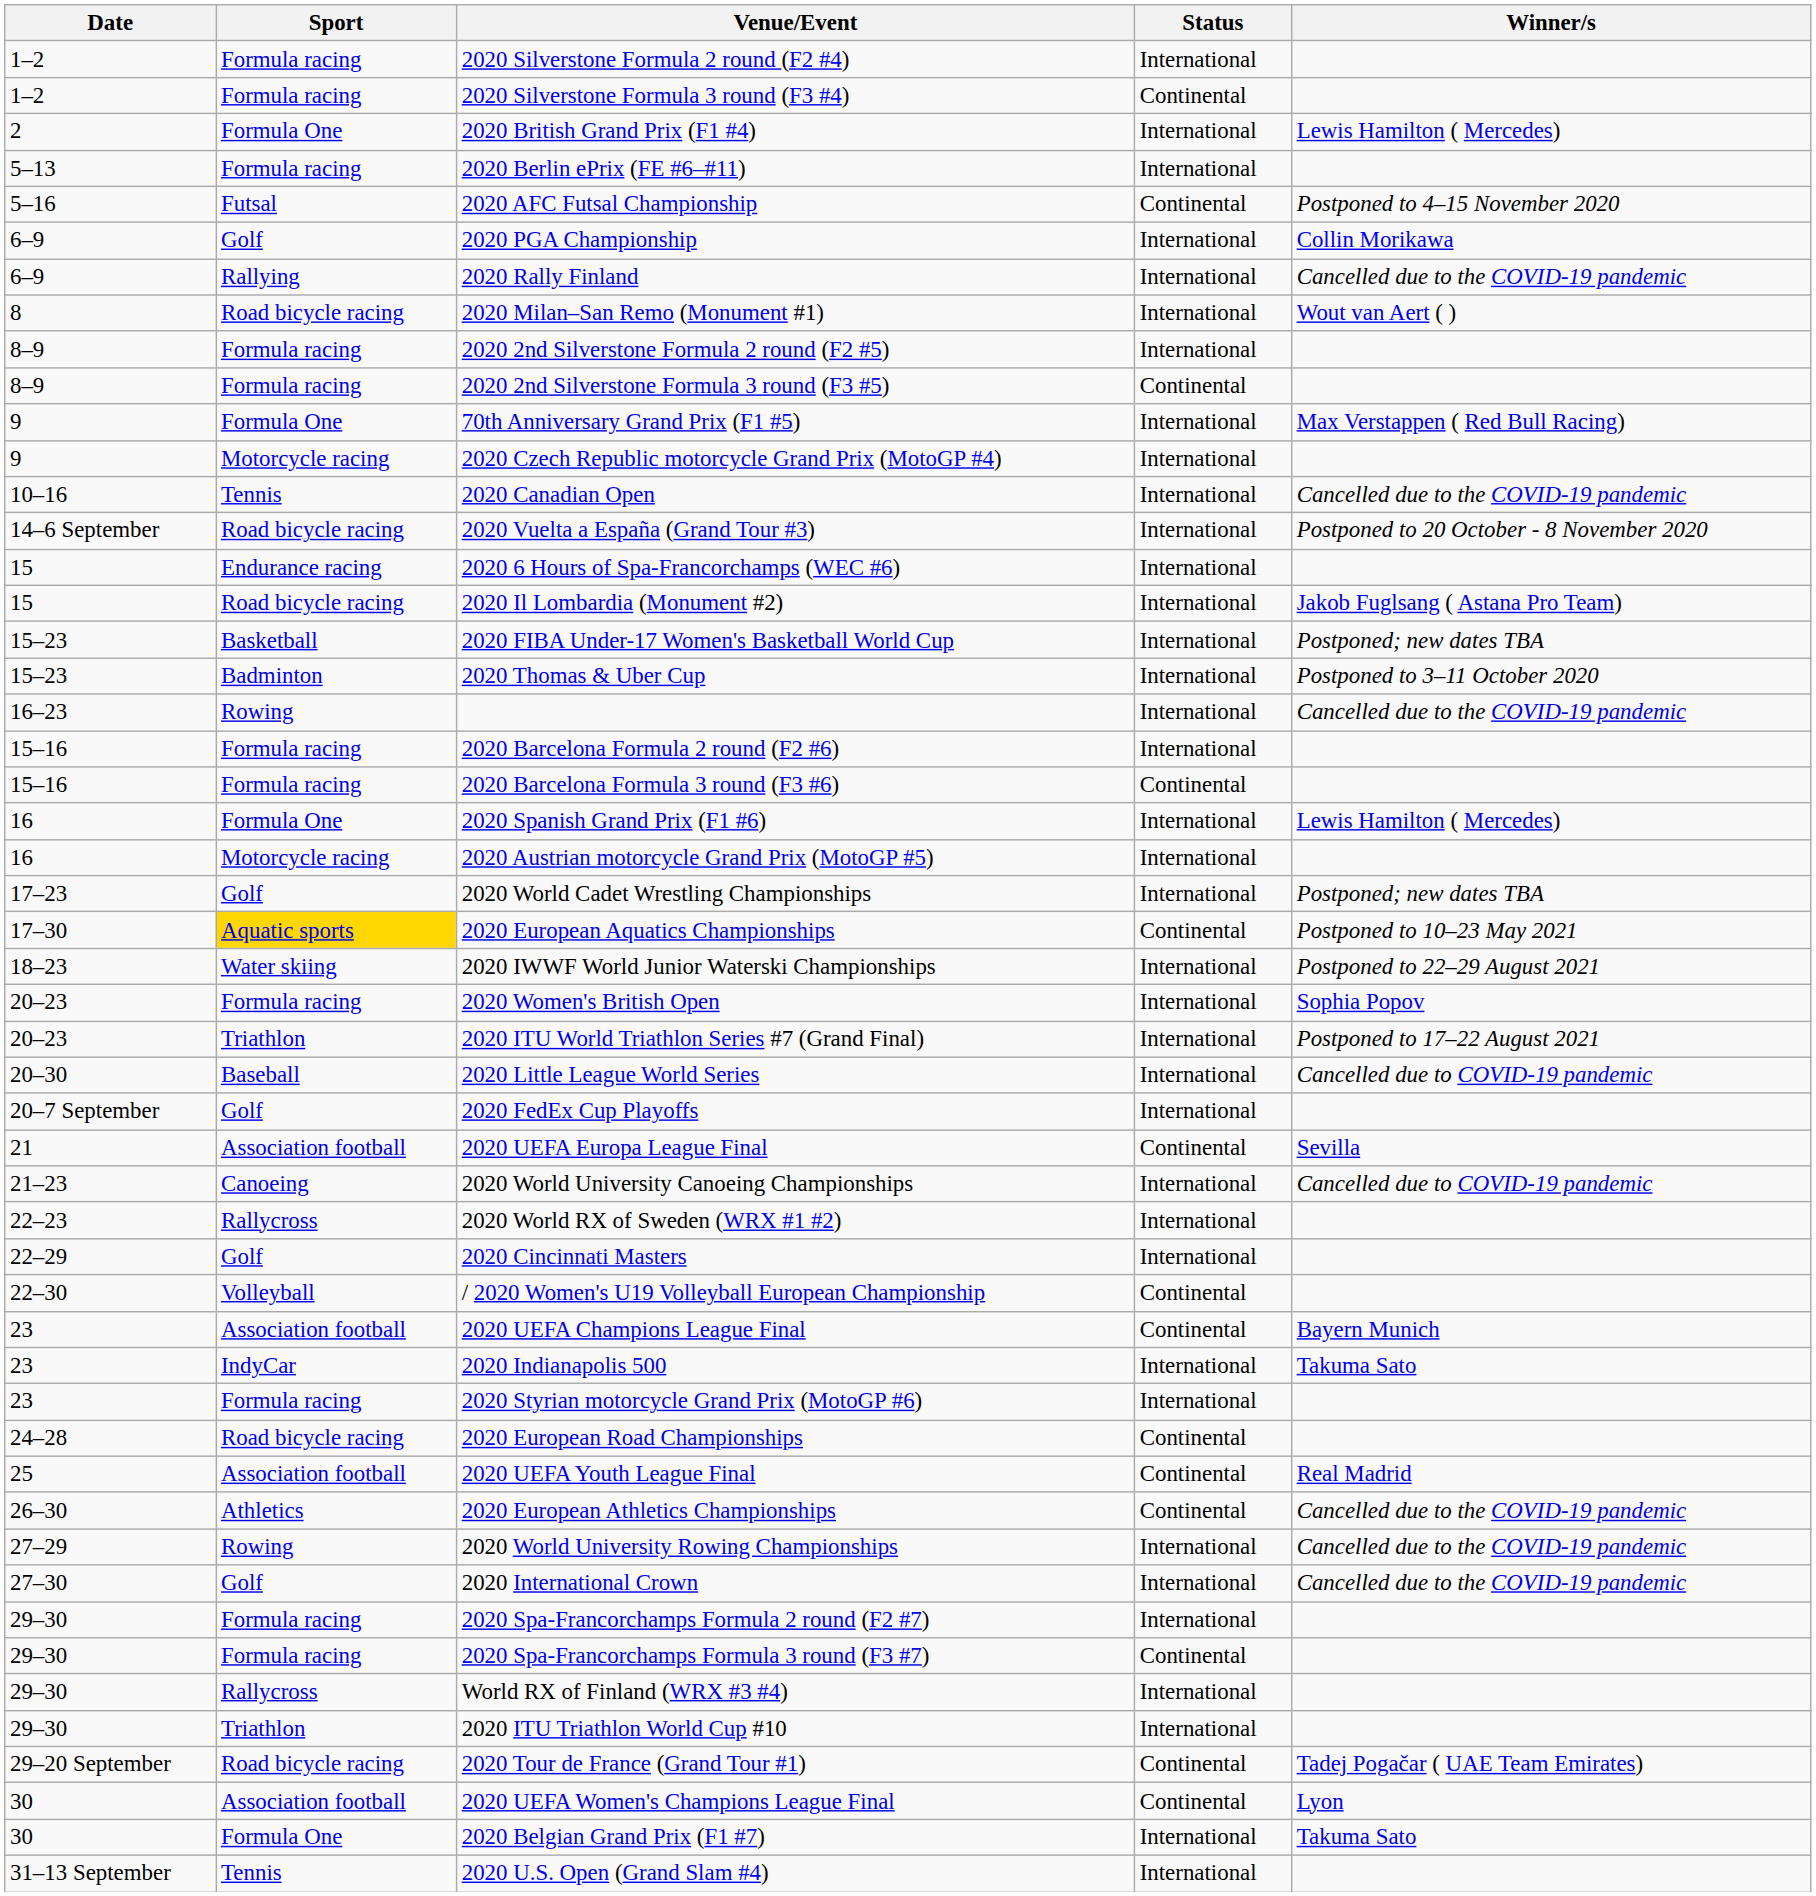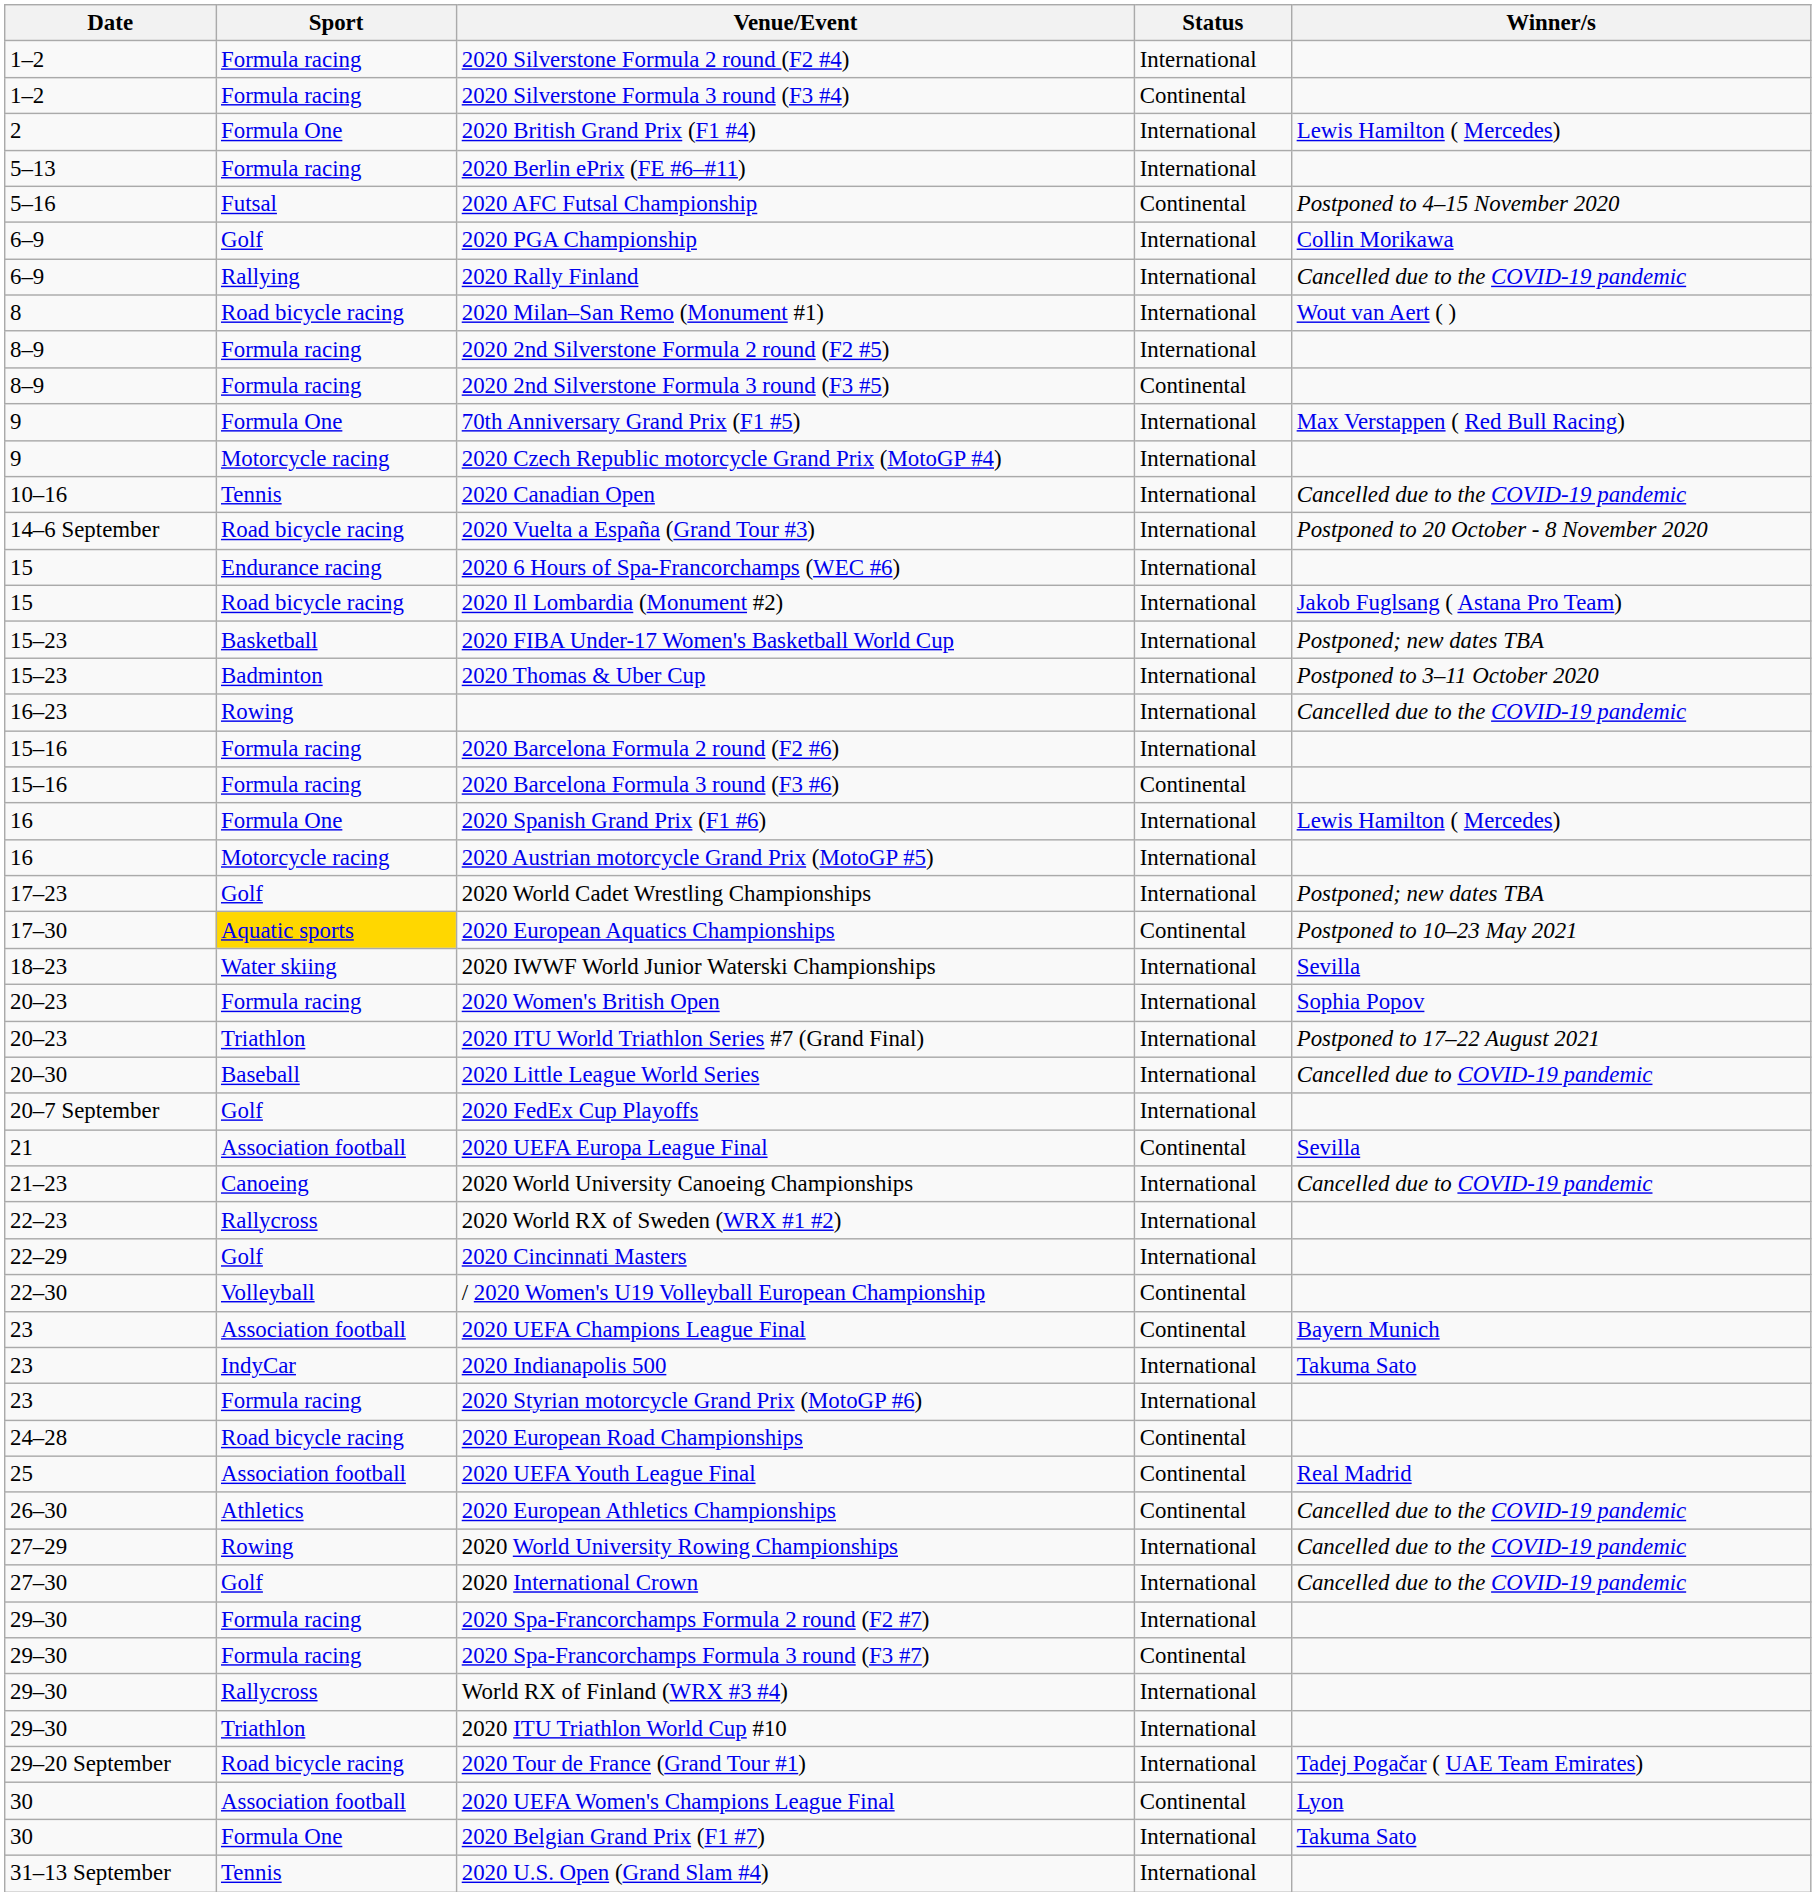(1448, 966) Postponed to 22–29 August 2021 -> (1328, 966) Sevilla
(1193, 1764) Continental -> (1198, 1764) International
